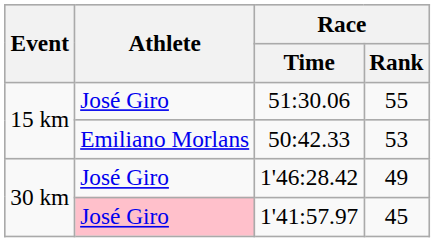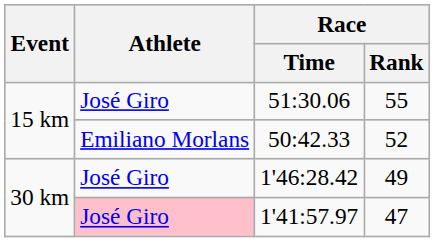(396, 139) 53 -> (396, 139) 52
(396, 216) 45 -> (396, 216) 47
